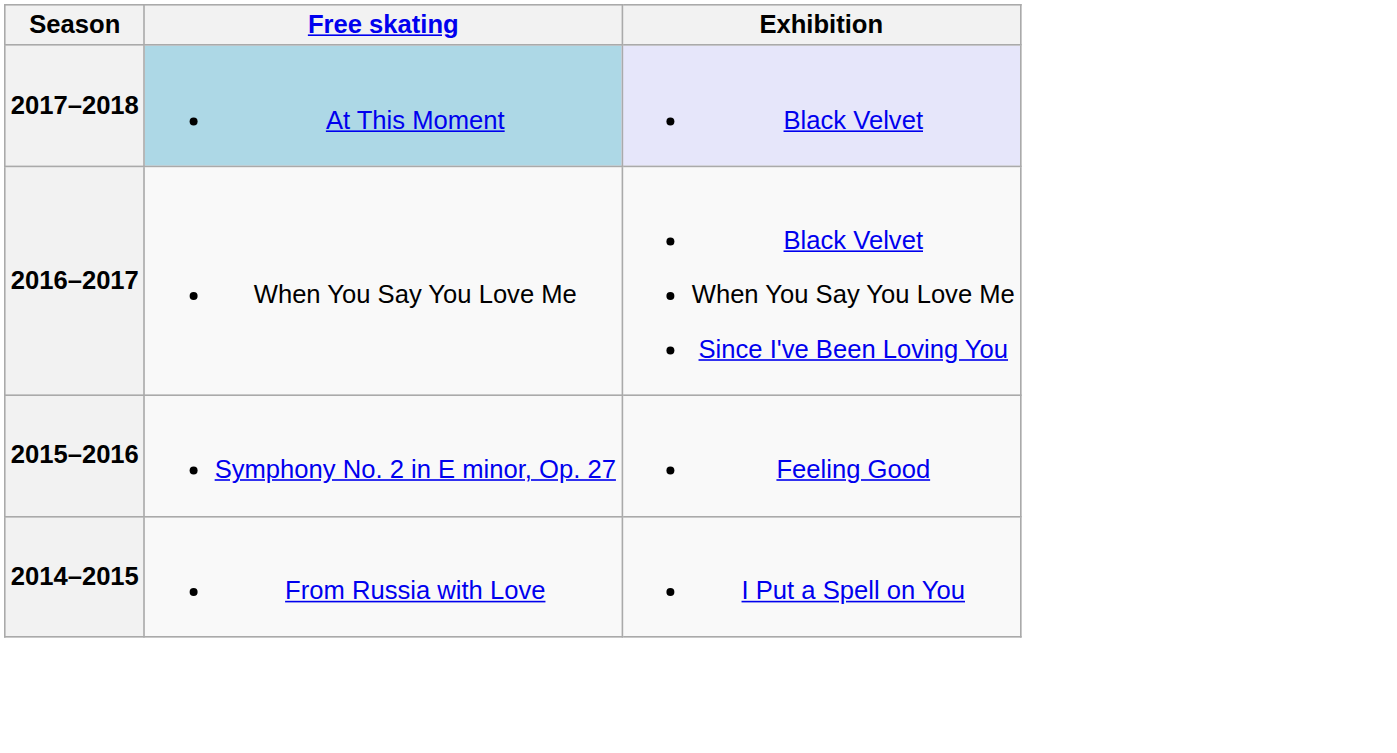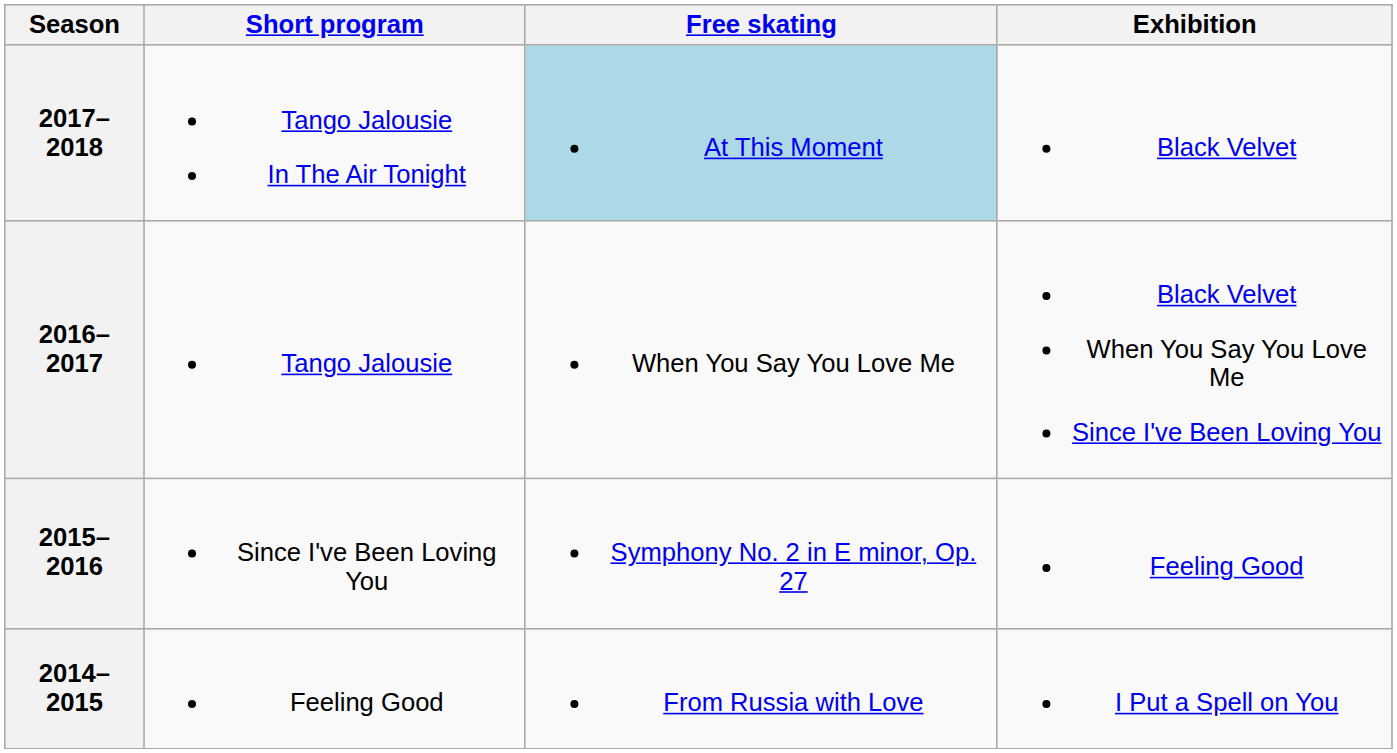+ column: (335, 24)
(821, 120) lavender background -> (1195, 147) no background
